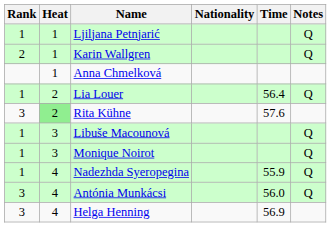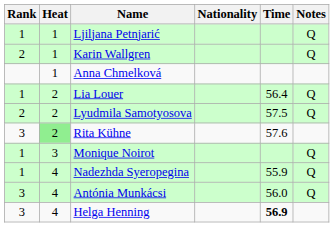+ row: (133, 113)
- row: (122, 133)
(274, 212) normal -> (277, 212) bold
